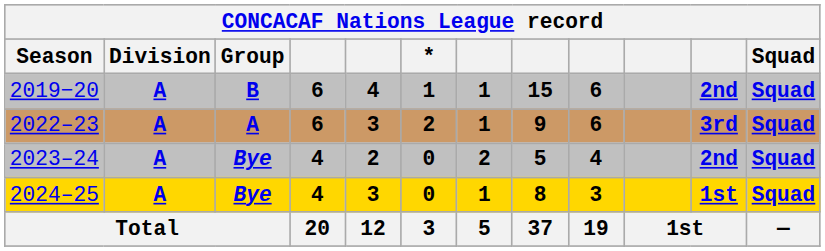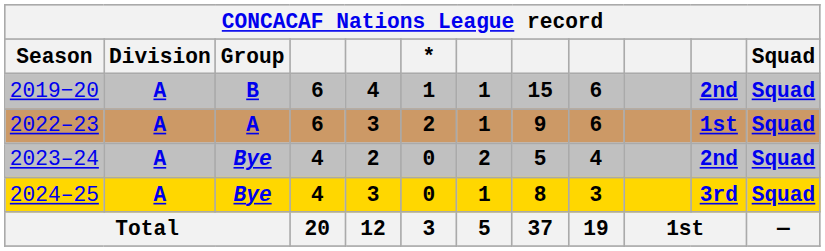(719, 126) 3rd -> (719, 126) 1st
(719, 195) 1st -> (719, 195) 3rd
